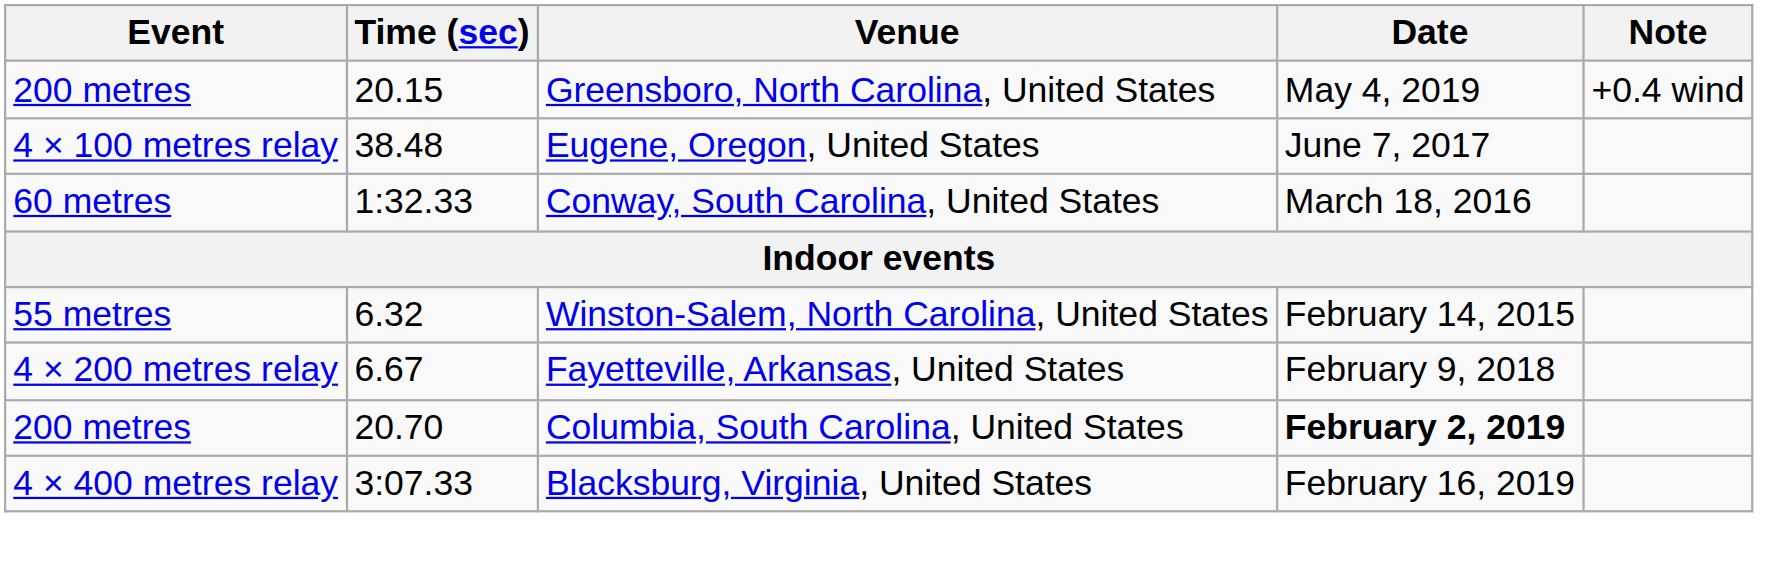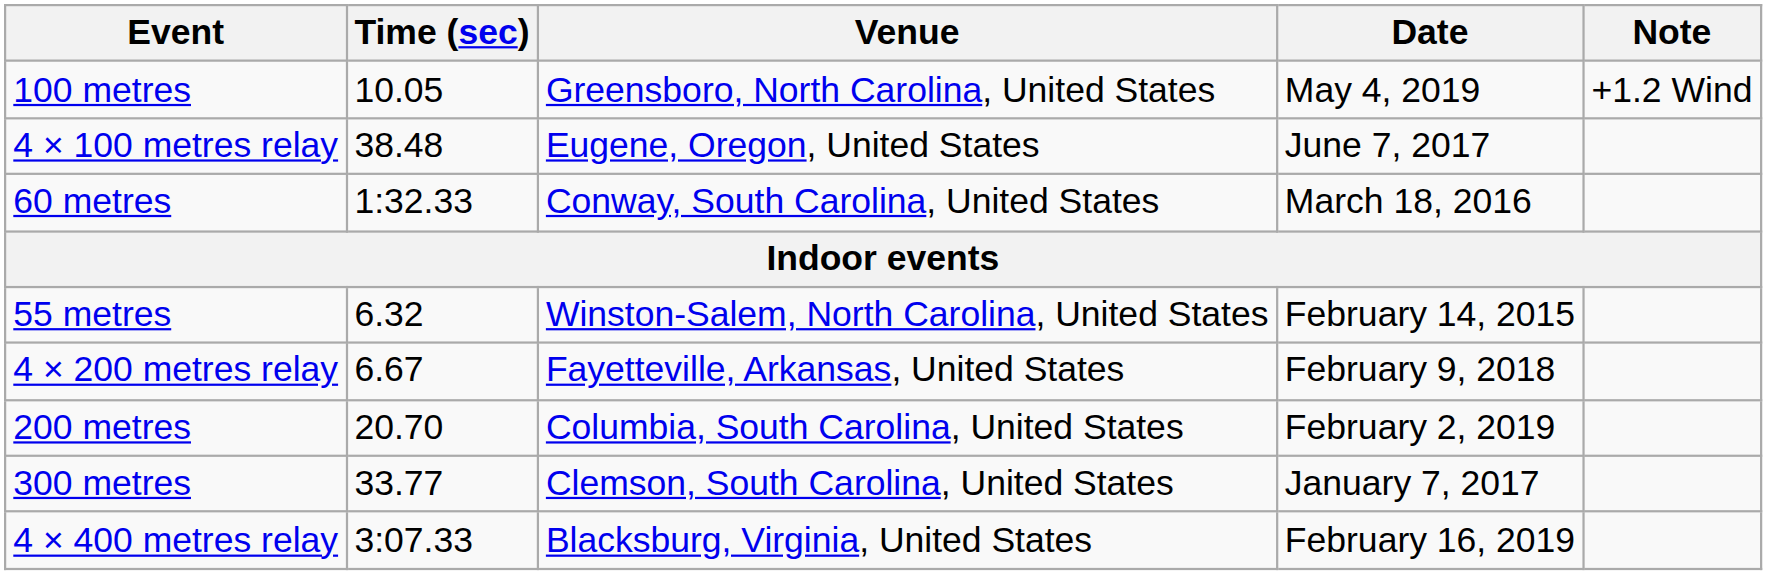+ row: (399, 88)
- row: (399, 88)
(1425, 426) bold -> (1420, 426) normal
+ row: (399, 483)
